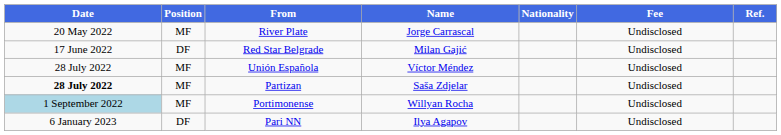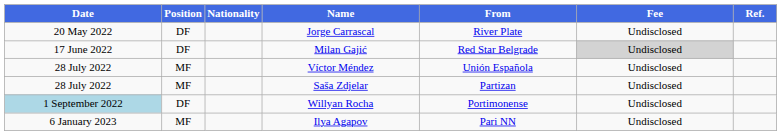columns swapped: (548, 13) <-> (283, 13)
(183, 31) MF -> (183, 31) DF
(655, 50) no background -> (655, 50) lightgrey background
(83, 86) bold -> (83, 86) normal
(183, 104) MF -> (183, 104) DF
(183, 122) DF -> (183, 122) MF
